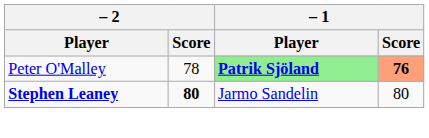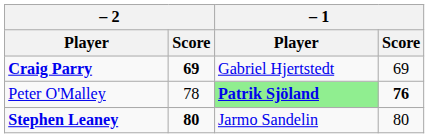+ row: (50, 68)
(401, 68) lightsalmon background -> (401, 94) no background
